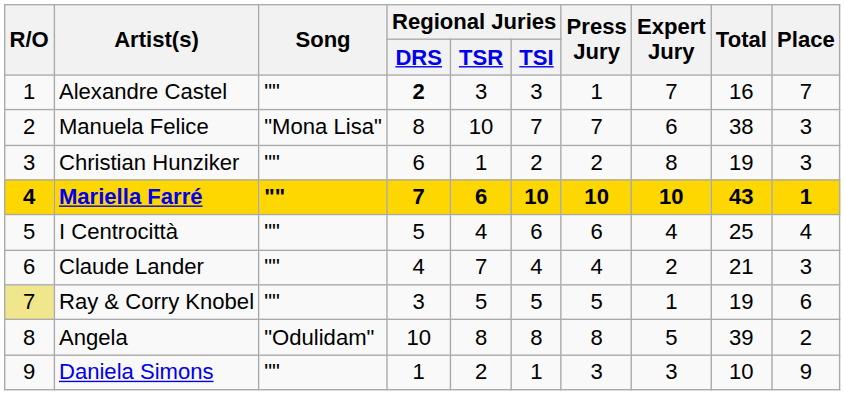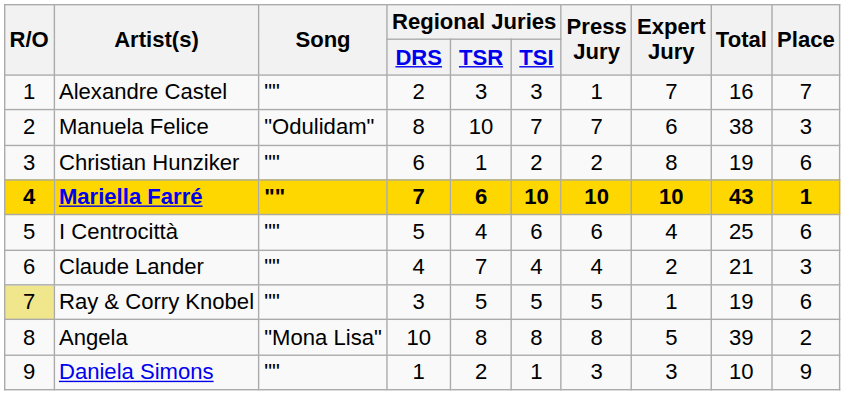(419, 92) bold -> (419, 92) normal
(323, 127) "Mona Lisa" -> (319, 127) "Odulidam"
(806, 162) 3 -> (806, 162) 6
(806, 232) 4 -> (806, 232) 6
(319, 337) "Odulidam" -> (323, 337) "Mona Lisa"
